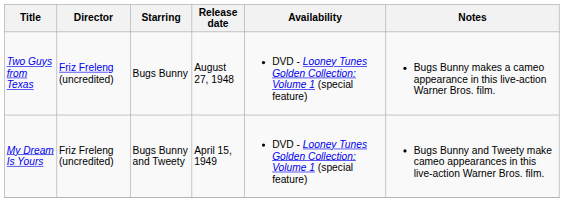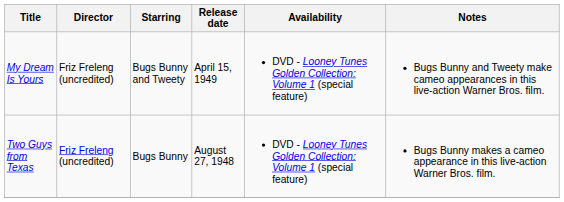rows swapped: (29, 73) <-> (30, 156)
